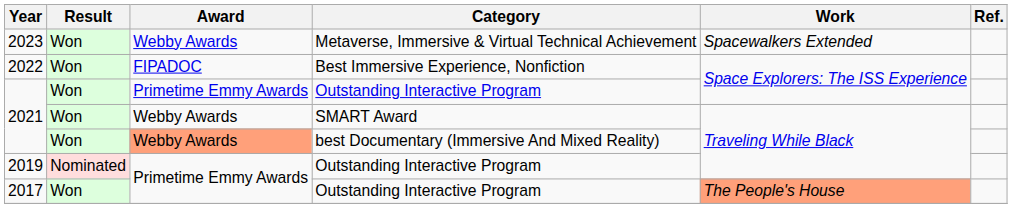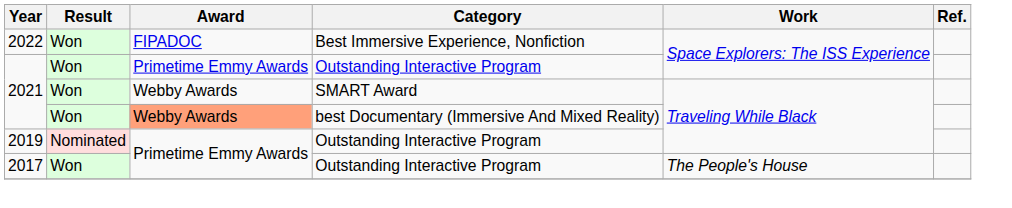- row: (26, 41)
(774, 191) lightsalmon background -> (737, 166) no background
